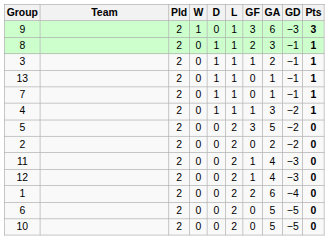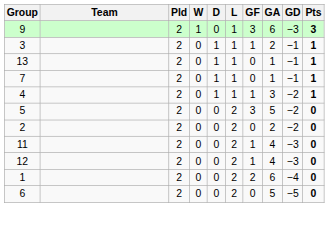- row: (22, 45)
- row: (22, 227)
